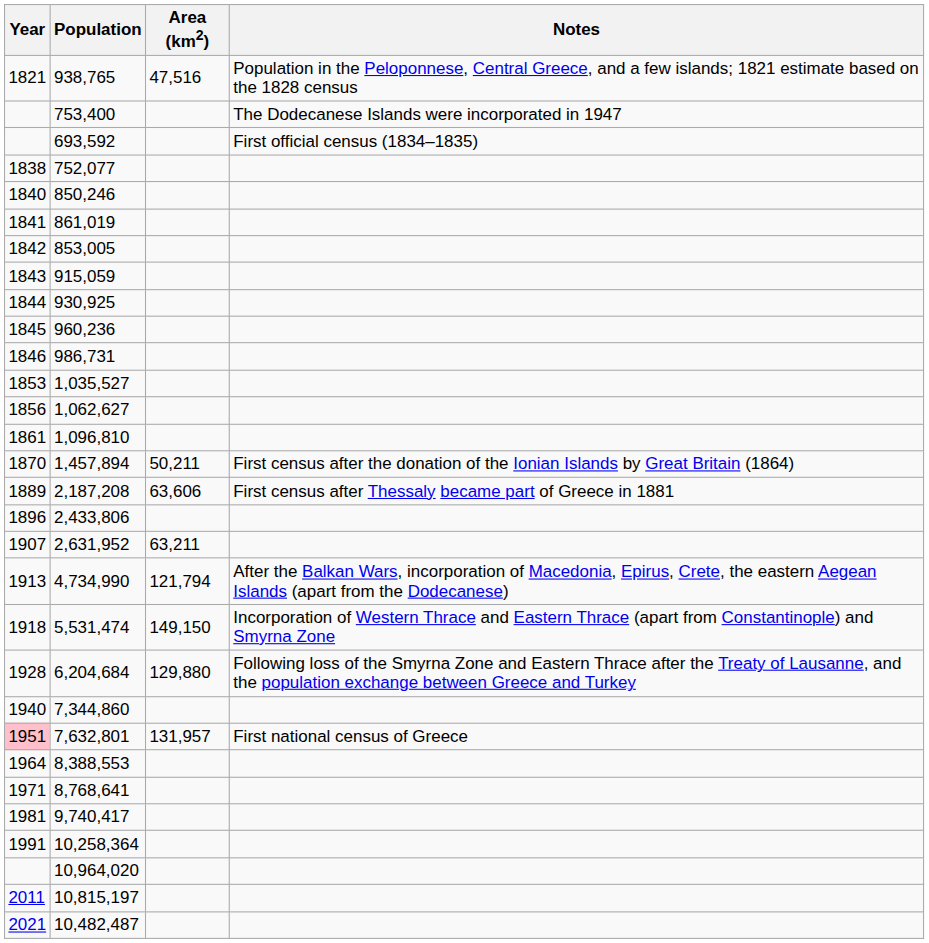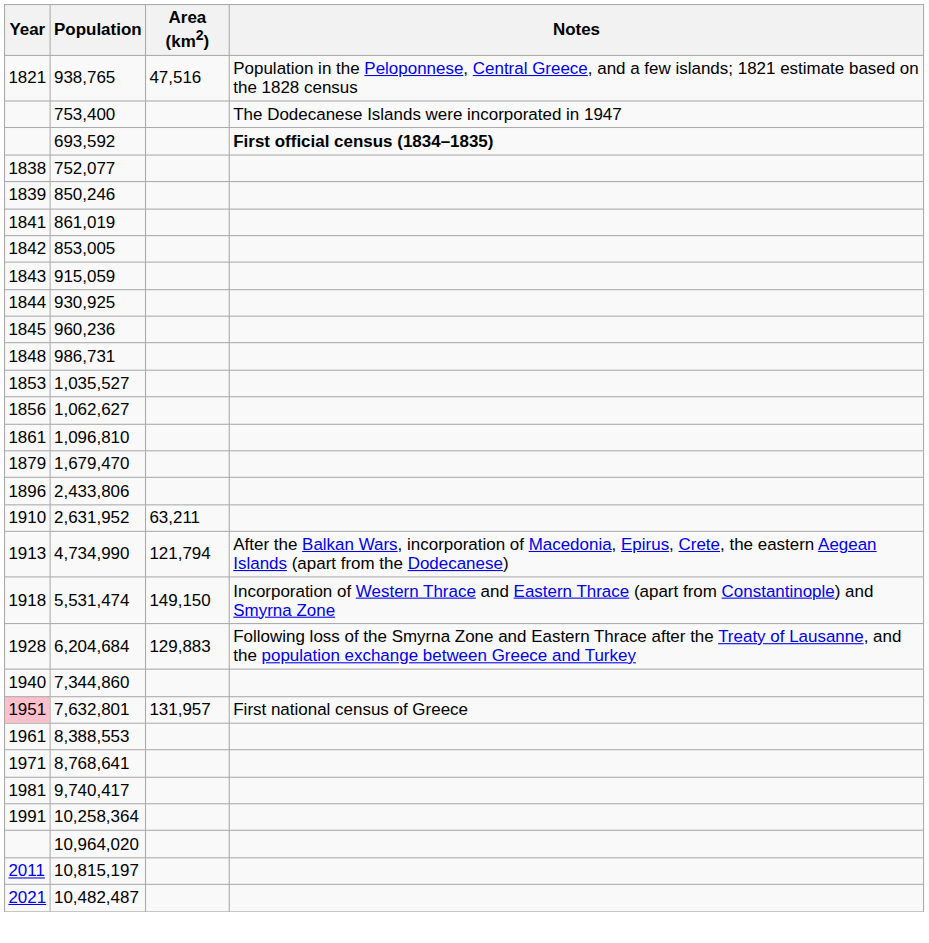(356, 141) normal -> (363, 141) bold
(27, 195) 1840 -> (27, 195) 1839
(27, 356) 1846 -> (27, 356) 1848
- row: (92, 464)
+ row: (92, 464)
- row: (92, 491)
(27, 544) 1907 -> (27, 517) 1910
(180, 673) 129,880 -> (180, 646) 129,883
(27, 763) 1964 -> (27, 736) 1961
